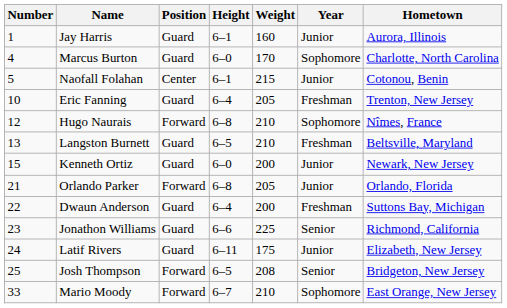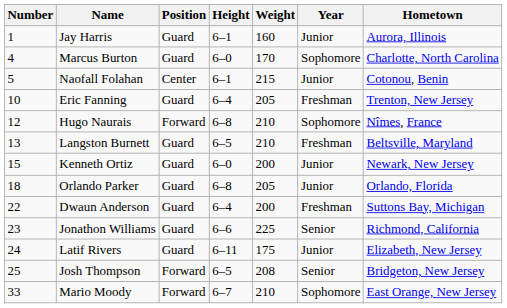(14, 185) 21 -> (14, 185) 18
(184, 185) Forward -> (178, 185) Guard
